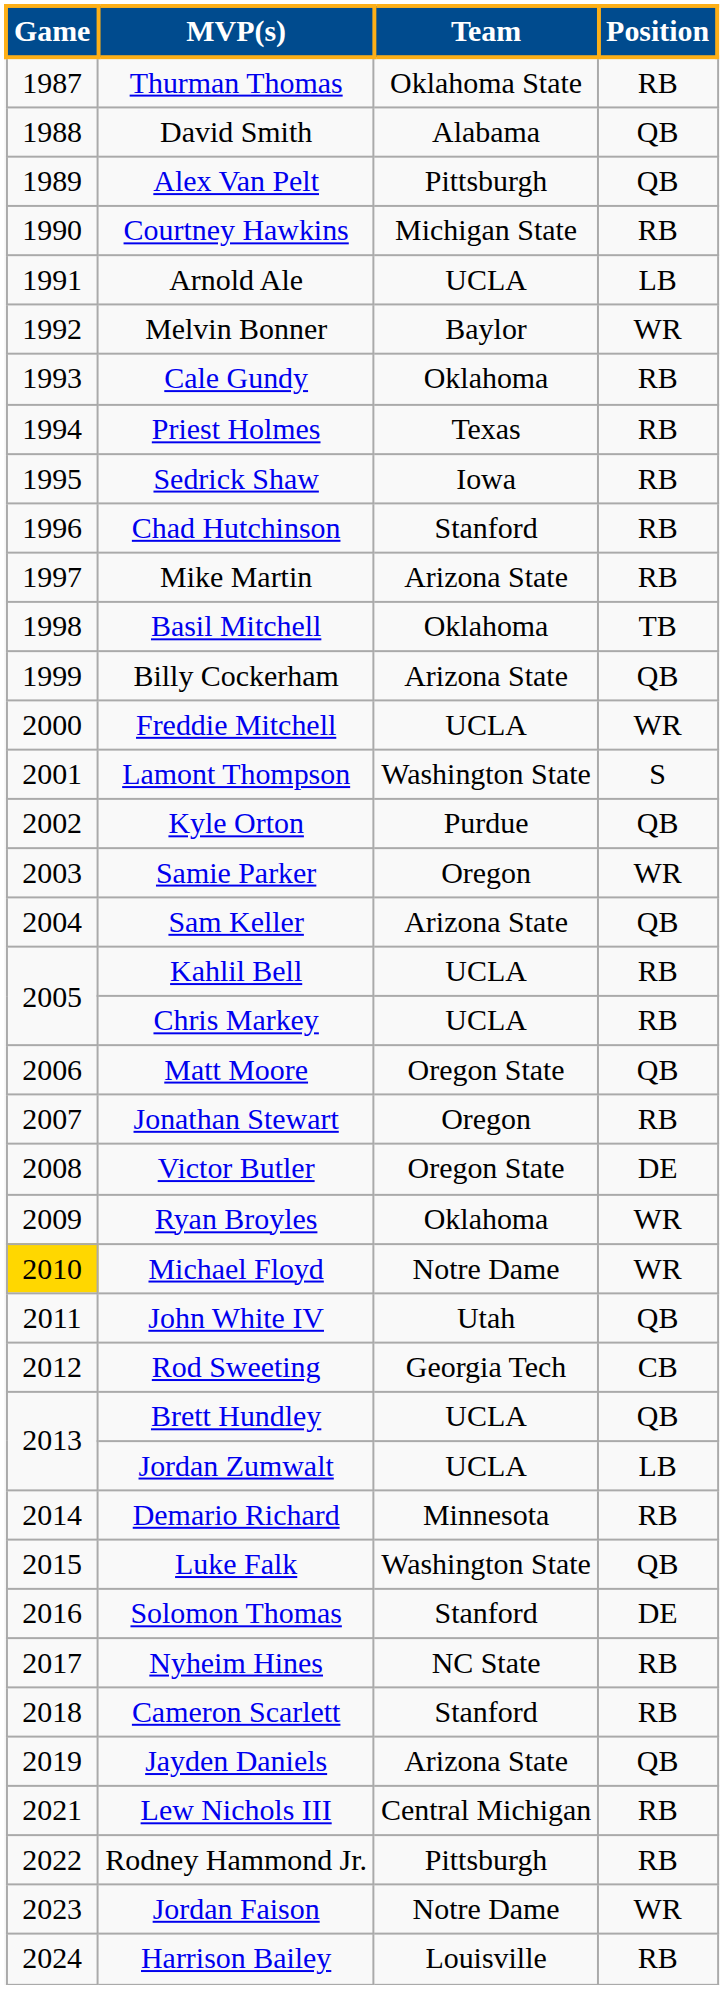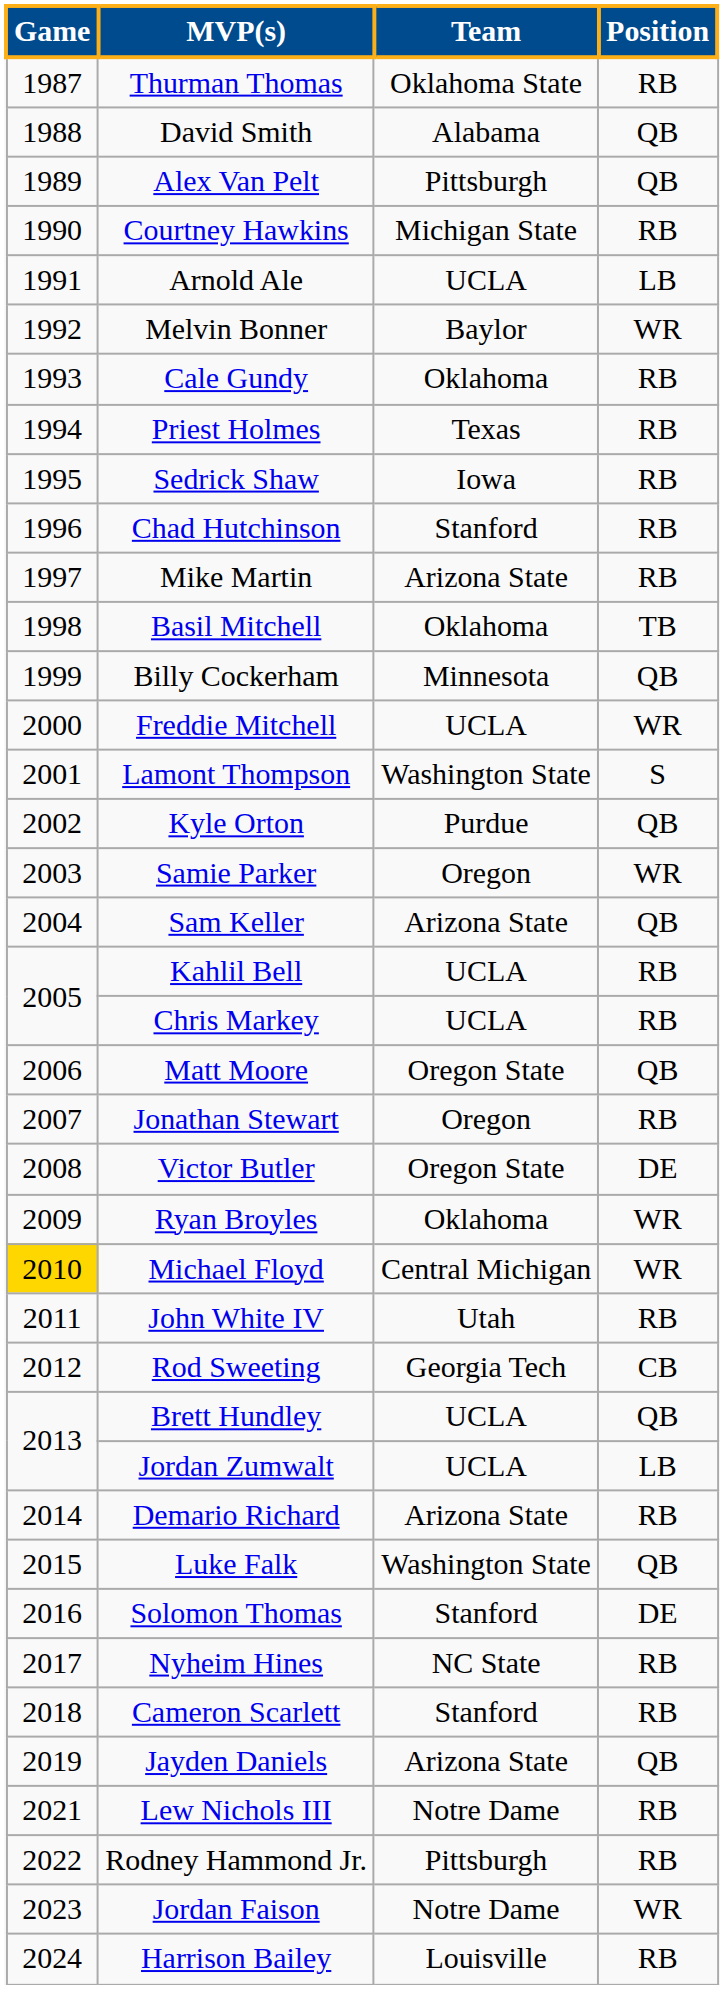(486, 675) Arizona State -> (486, 675) Minnesota
(486, 1267) Notre Dame -> (486, 1267) Central Michigan
(658, 1317) QB -> (658, 1317) RB
(486, 1514) Minnesota -> (486, 1514) Arizona State
(486, 1810) Central Michigan -> (486, 1810) Notre Dame
